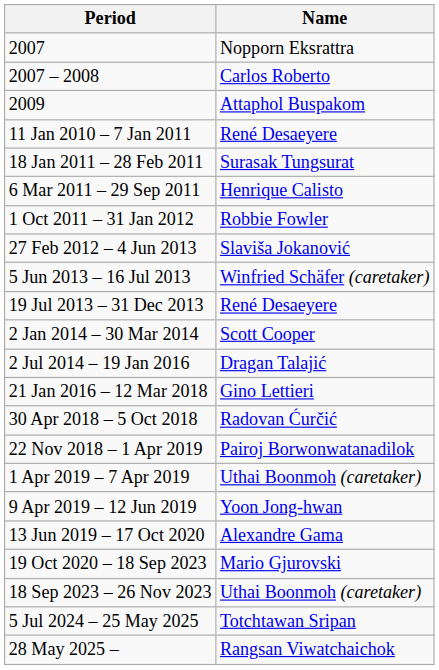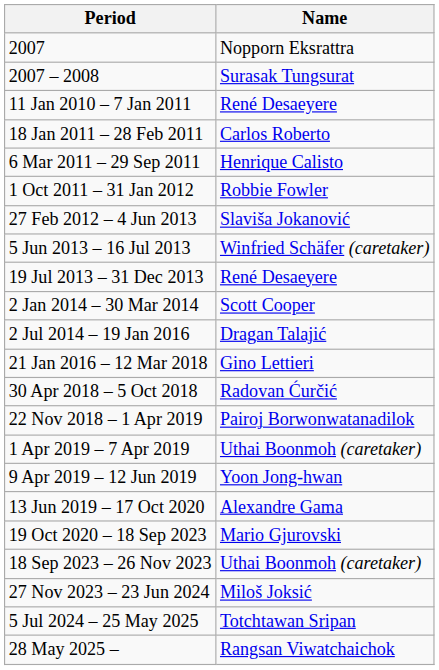(275, 76) Carlos Roberto -> (287, 76) Surasak Tungsurat
- row: (27, 104)
(287, 162) Surasak Tungsurat -> (275, 133) Carlos Roberto
+ row: (109, 592)
